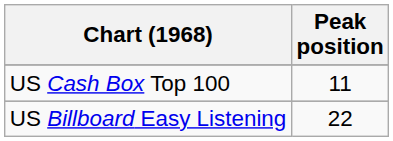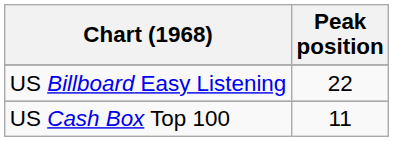rows swapped: (148, 118) <-> (120, 82)
